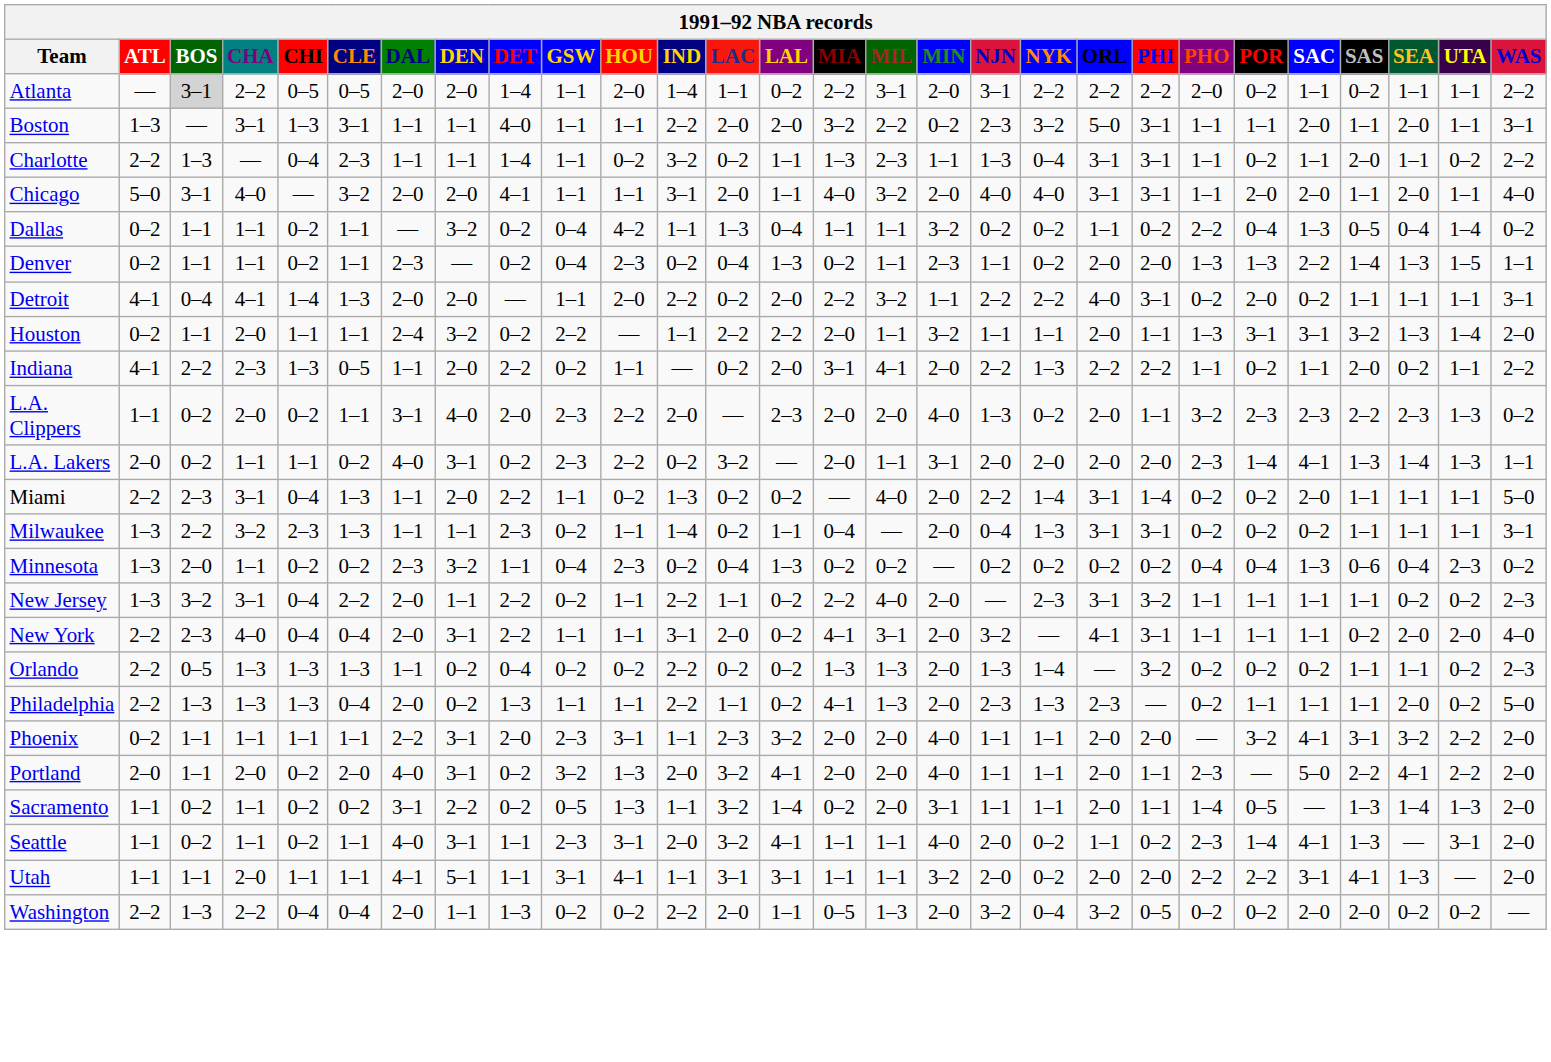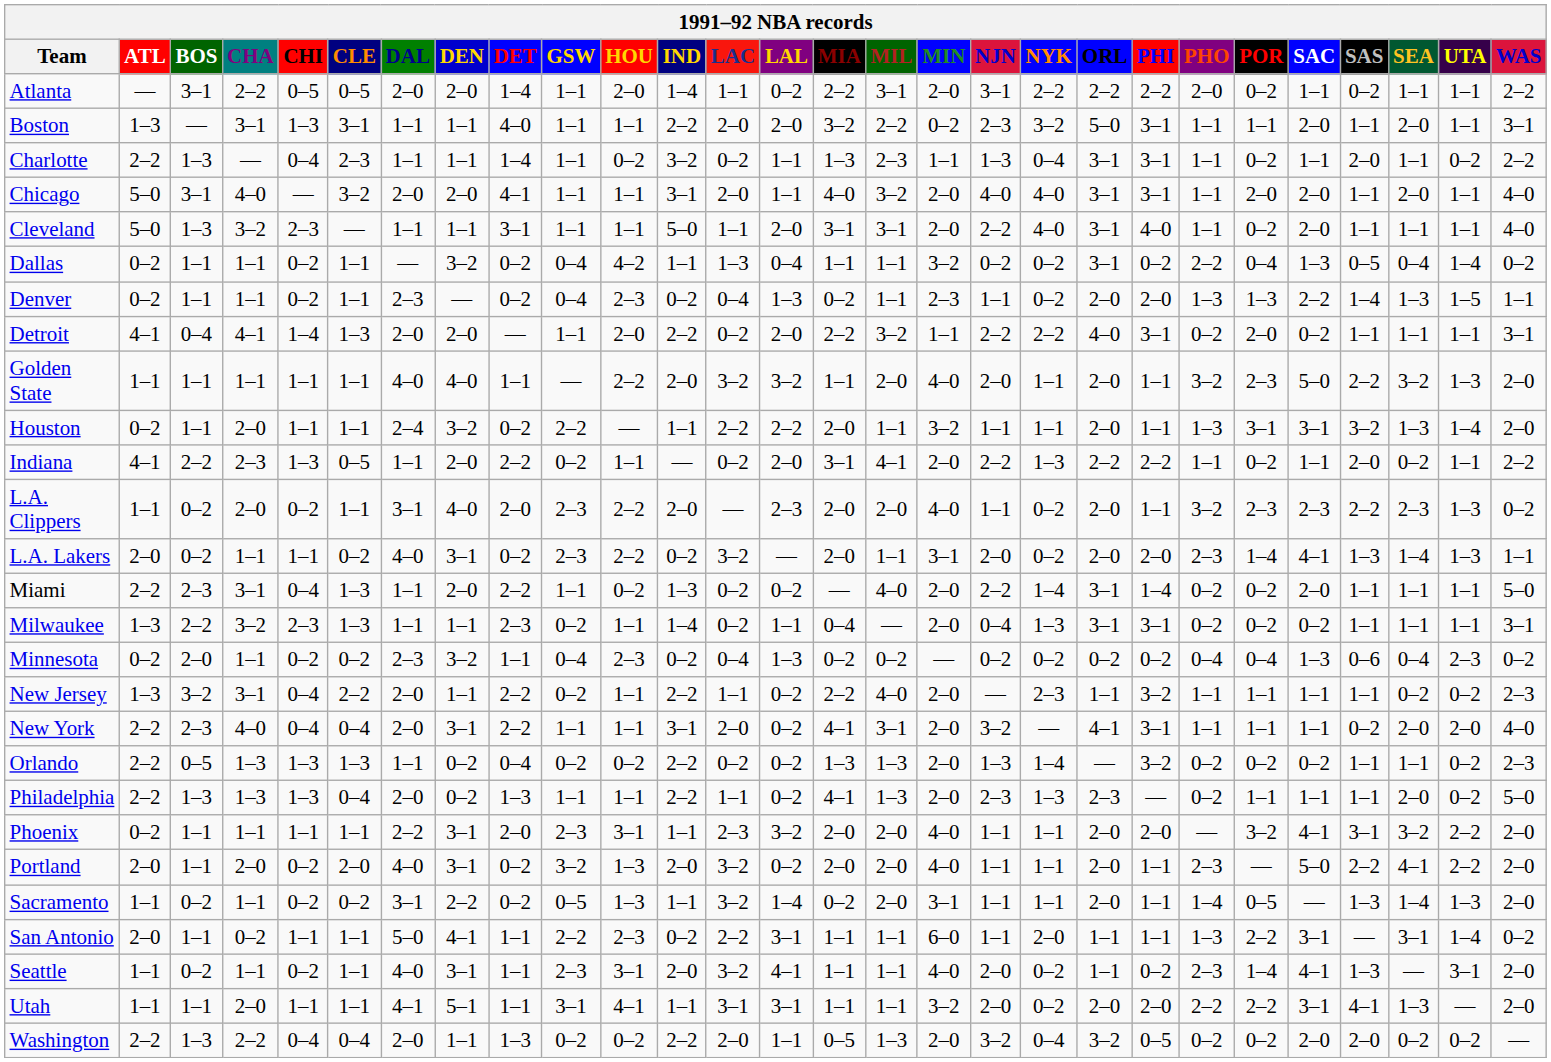(196, 91) lightgrey background -> (196, 91) no background
+ row: (52, 229)
(1105, 229) 1–1 -> (1105, 264) 3–1
+ row: (40, 380)
(995, 414) 1–3 -> (995, 508) 1–1
(1049, 461) 2–0 -> (1049, 555) 0–2
(145, 565) 1–3 -> (145, 659) 0–2
(1105, 600) 3–1 -> (1105, 694) 1–1
(786, 773) 4–1 -> (786, 867) 0–2
+ row: (62, 936)
